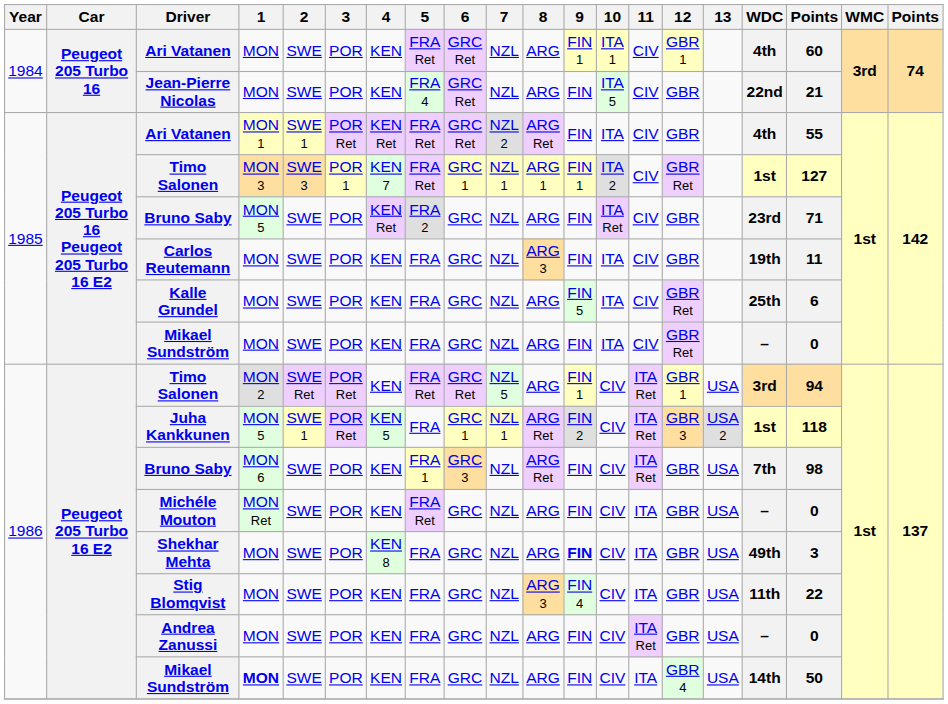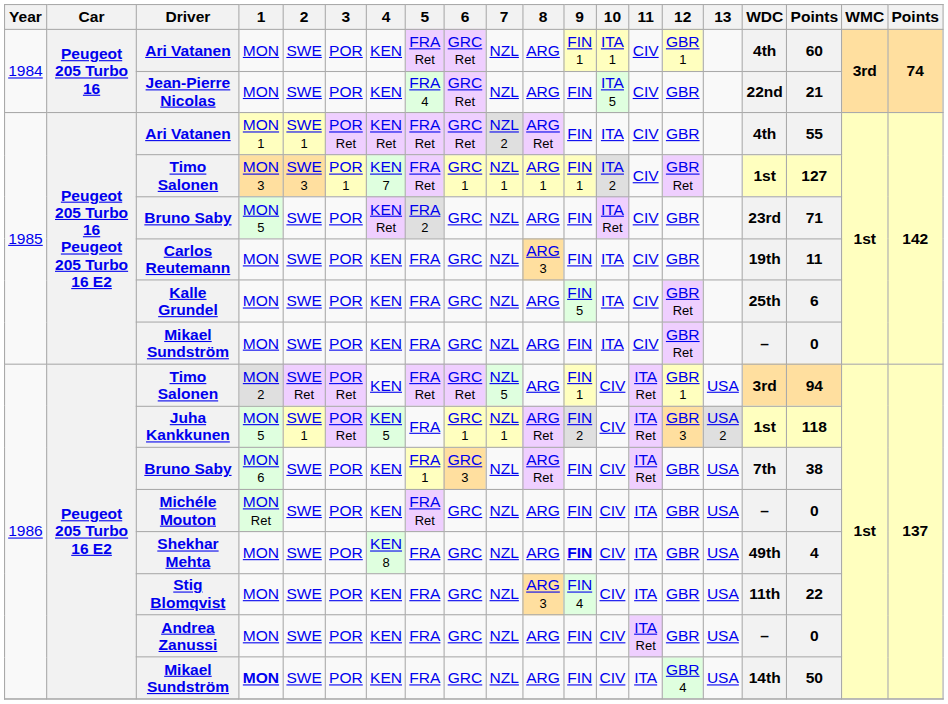(814, 469) 98 -> (814, 469) 38
(814, 553) 3 -> (814, 553) 4
